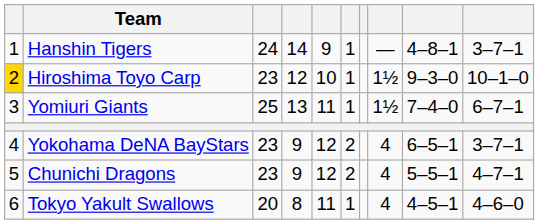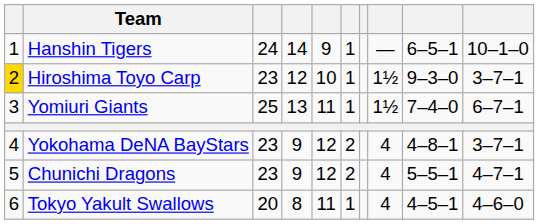(433, 48) 4–8–1 -> (433, 48) 6–5–1
(498, 48) 3–7–1 -> (498, 48) 10–1–0
(498, 78) 10–1–0 -> (498, 78) 3–7–1
(433, 145) 6–5–1 -> (433, 145) 4–8–1
